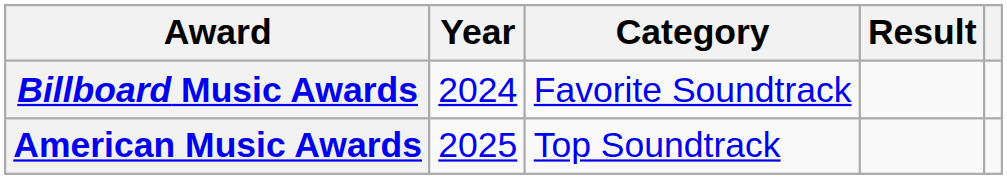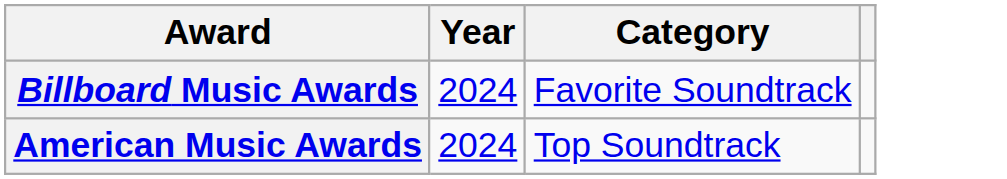- column: (922, 32)
(478, 145) 2025 -> (478, 145) 2024
